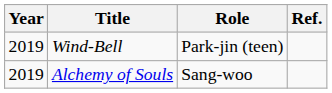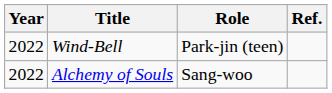(26, 46) 2019 -> (26, 46) 2022
(26, 74) 2019 -> (26, 74) 2022
